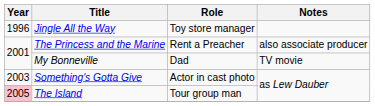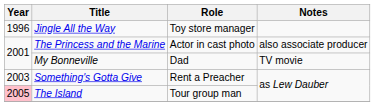(207, 45) Rent a Preacher -> (212, 45) Actor in cast photo
(212, 77) Actor in cast photo -> (207, 77) Rent a Preacher
